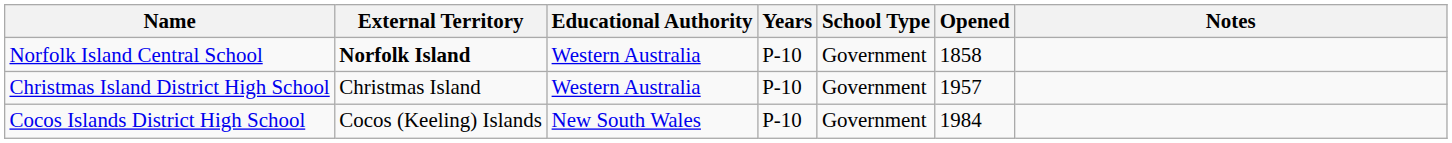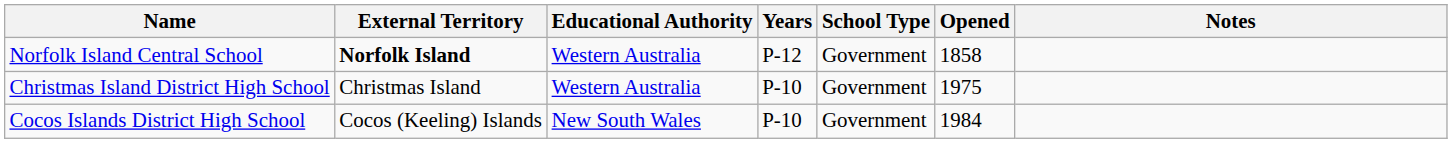(782, 54) P-10 -> (782, 54) P-12
(961, 87) 1957 -> (961, 87) 1975
